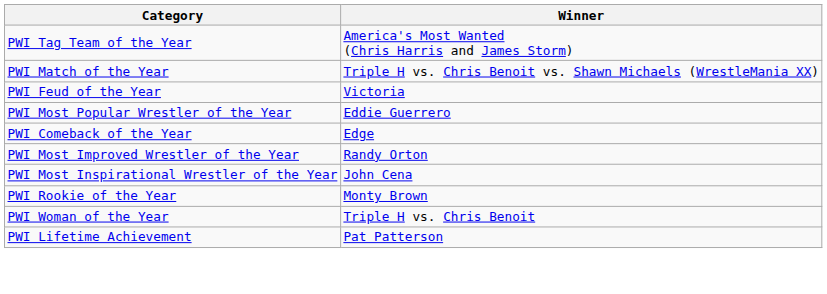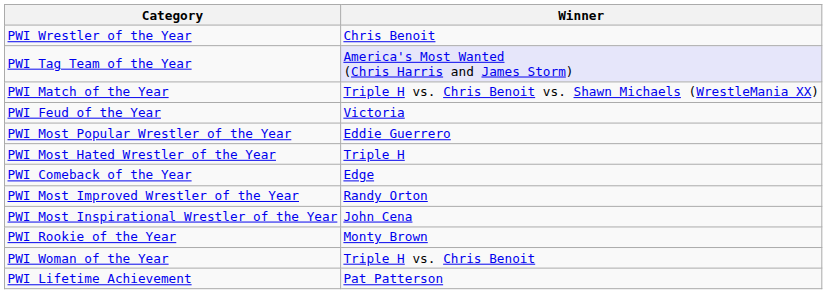+ row: (100, 36)
(458, 43) no background -> (458, 64) lavender background
+ row: (142, 154)
